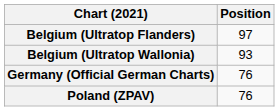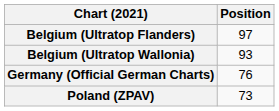(245, 95) 76 -> (245, 95) 73
